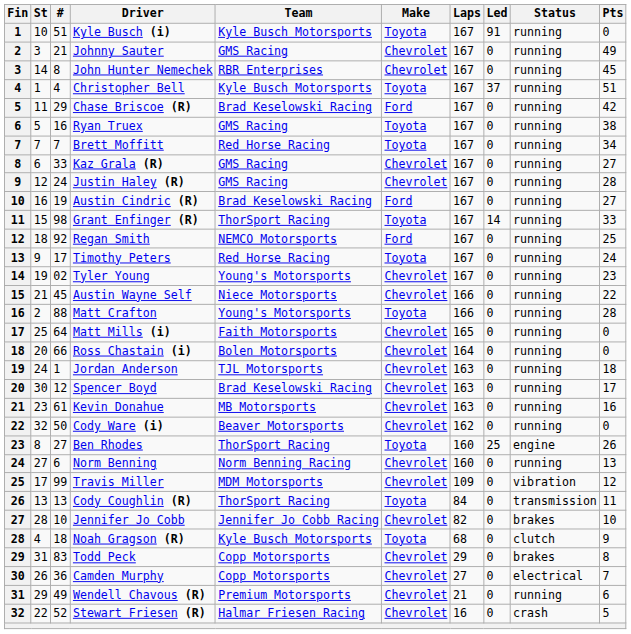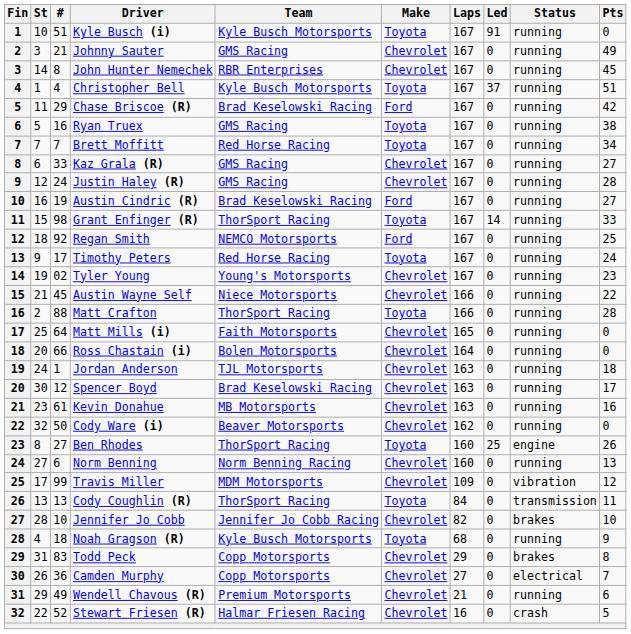(285, 314) Young's Motorsports -> (274, 314) ThorSport Racing
(534, 539) clutch -> (537, 539) running
